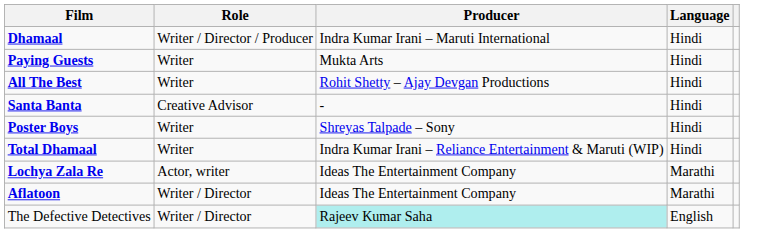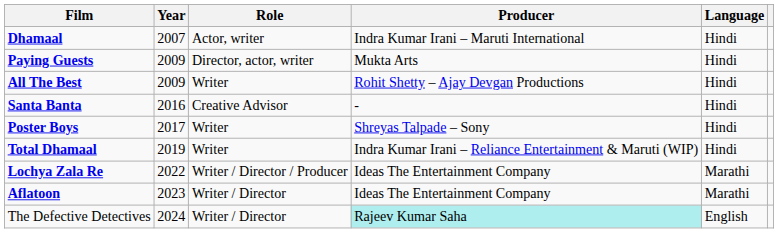+ column: (171, 15)
(235, 37) Writer / Director / Producer -> (228, 37) Actor, writer
(175, 60) Writer -> (253, 60) Director, actor, writer
(193, 171) Actor, writer -> (270, 171) Writer / Director / Producer
